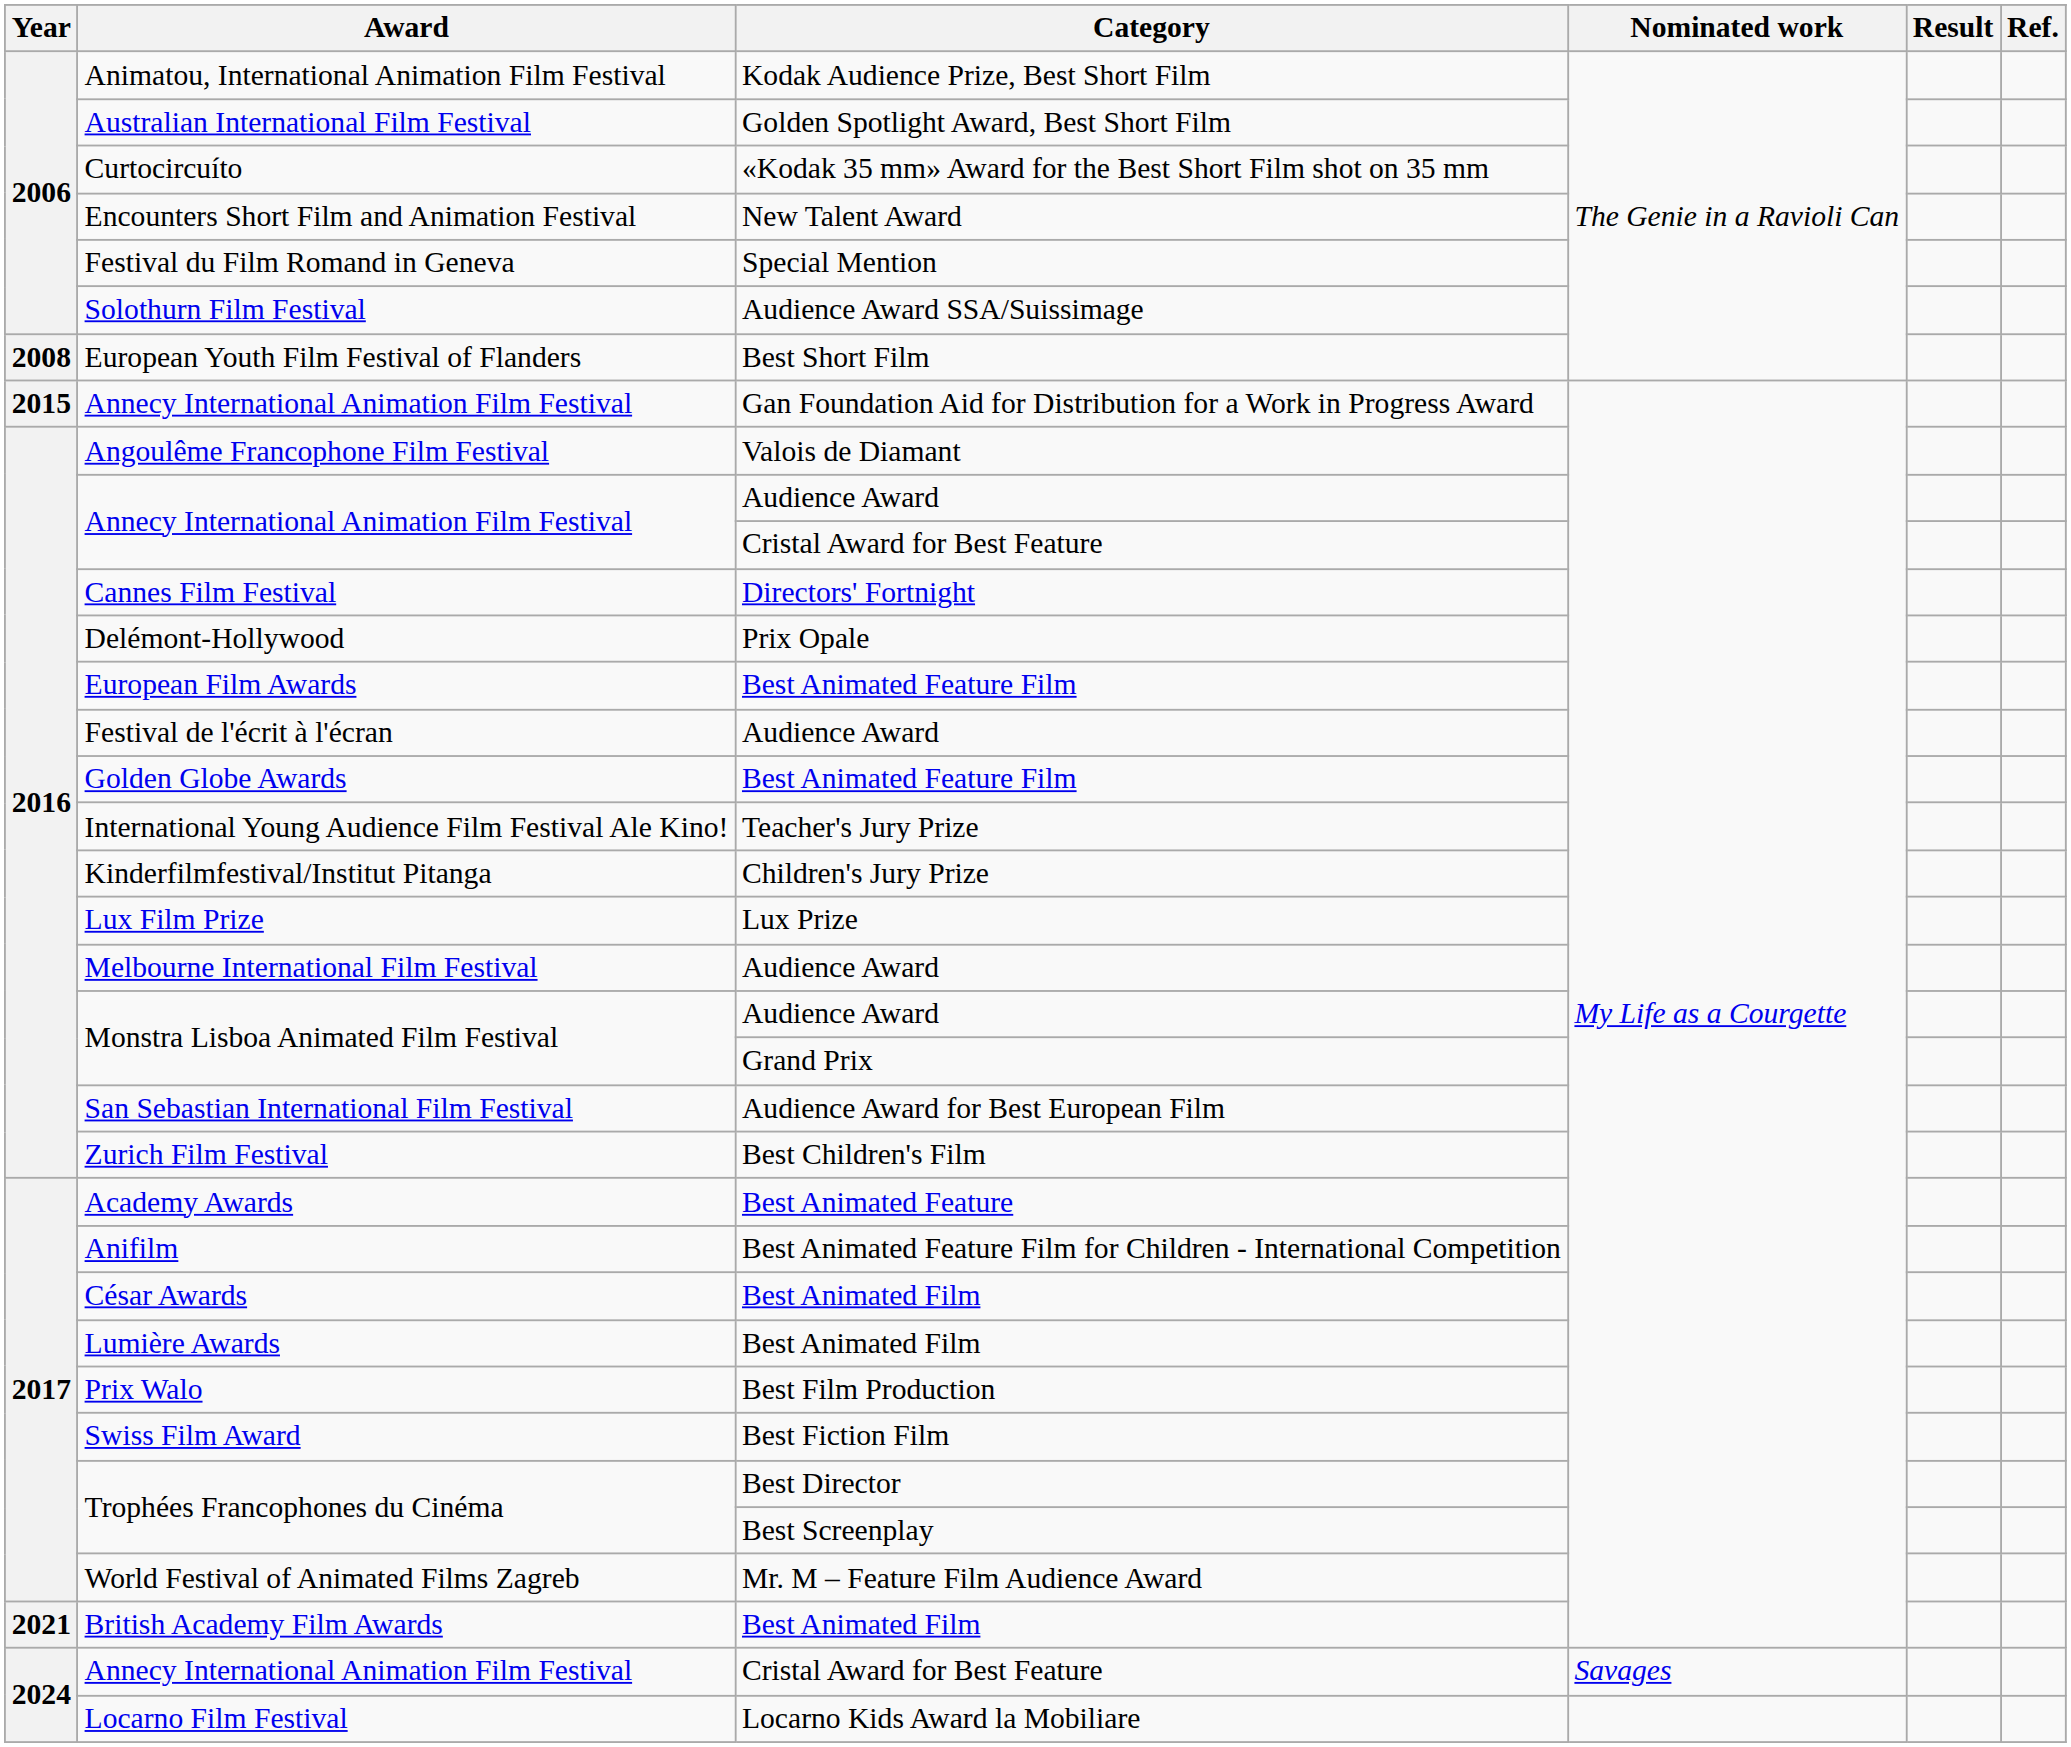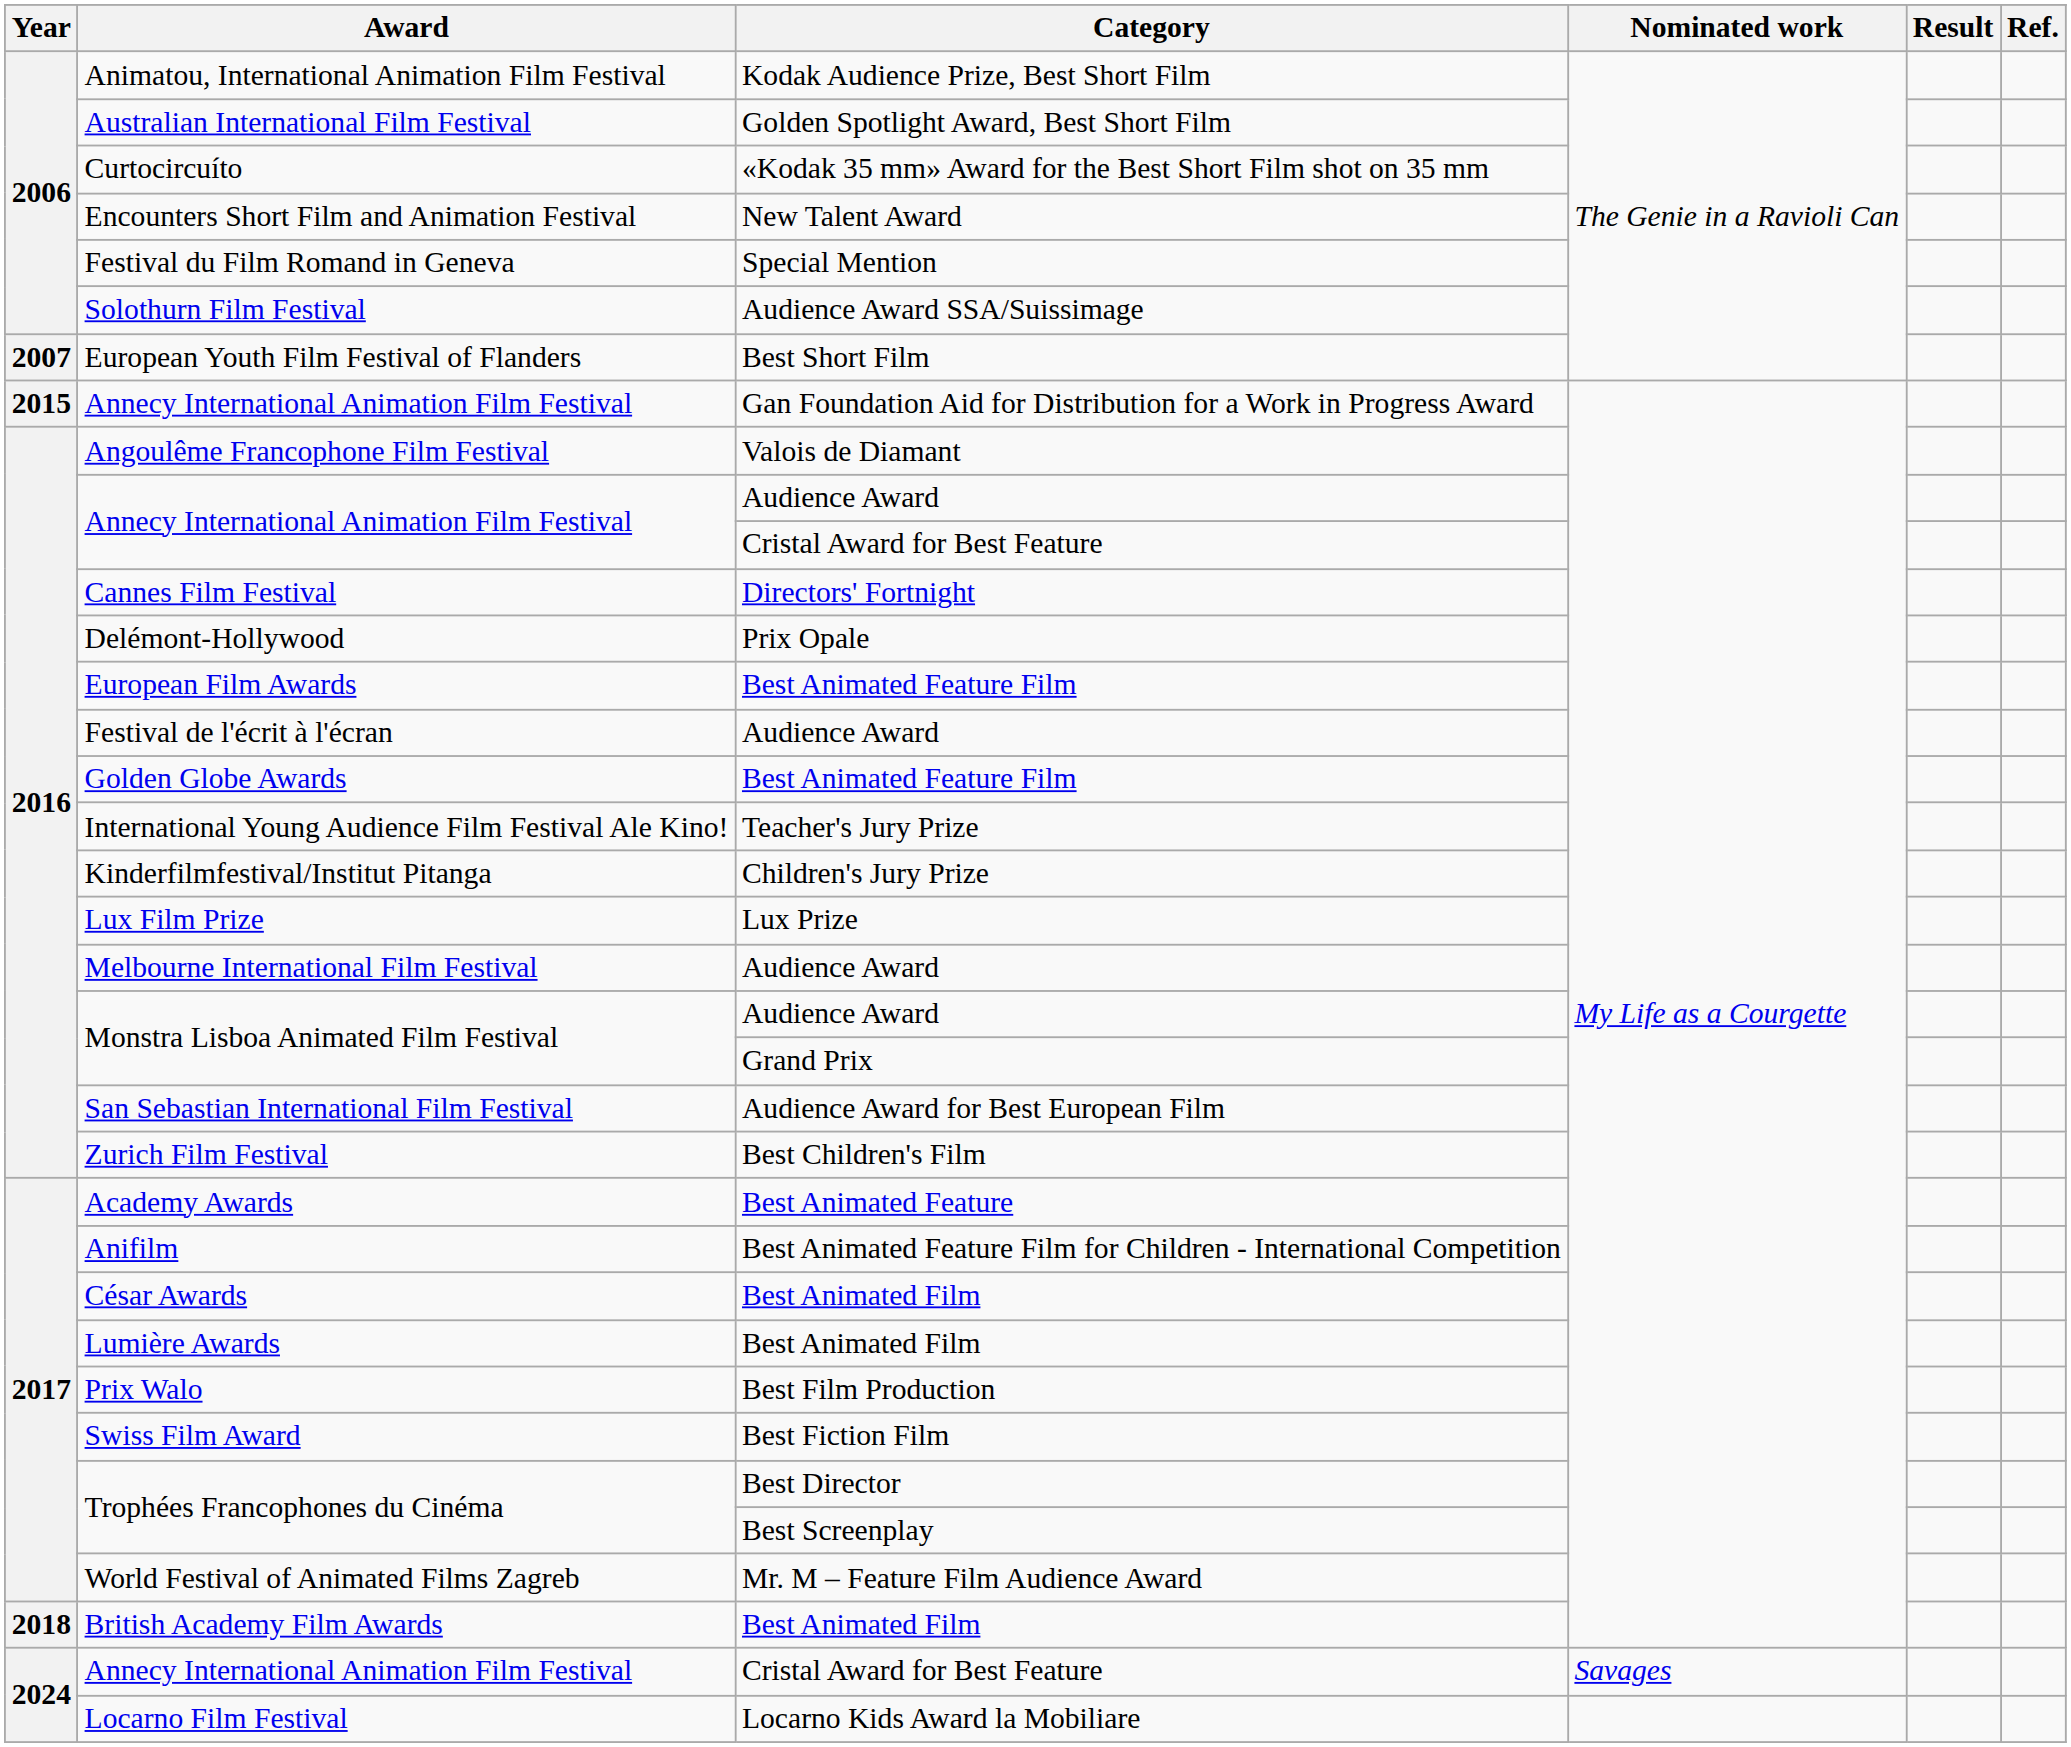(41, 356) 2008 -> (41, 356) 2007
(41, 1624) 2021 -> (41, 1624) 2018
